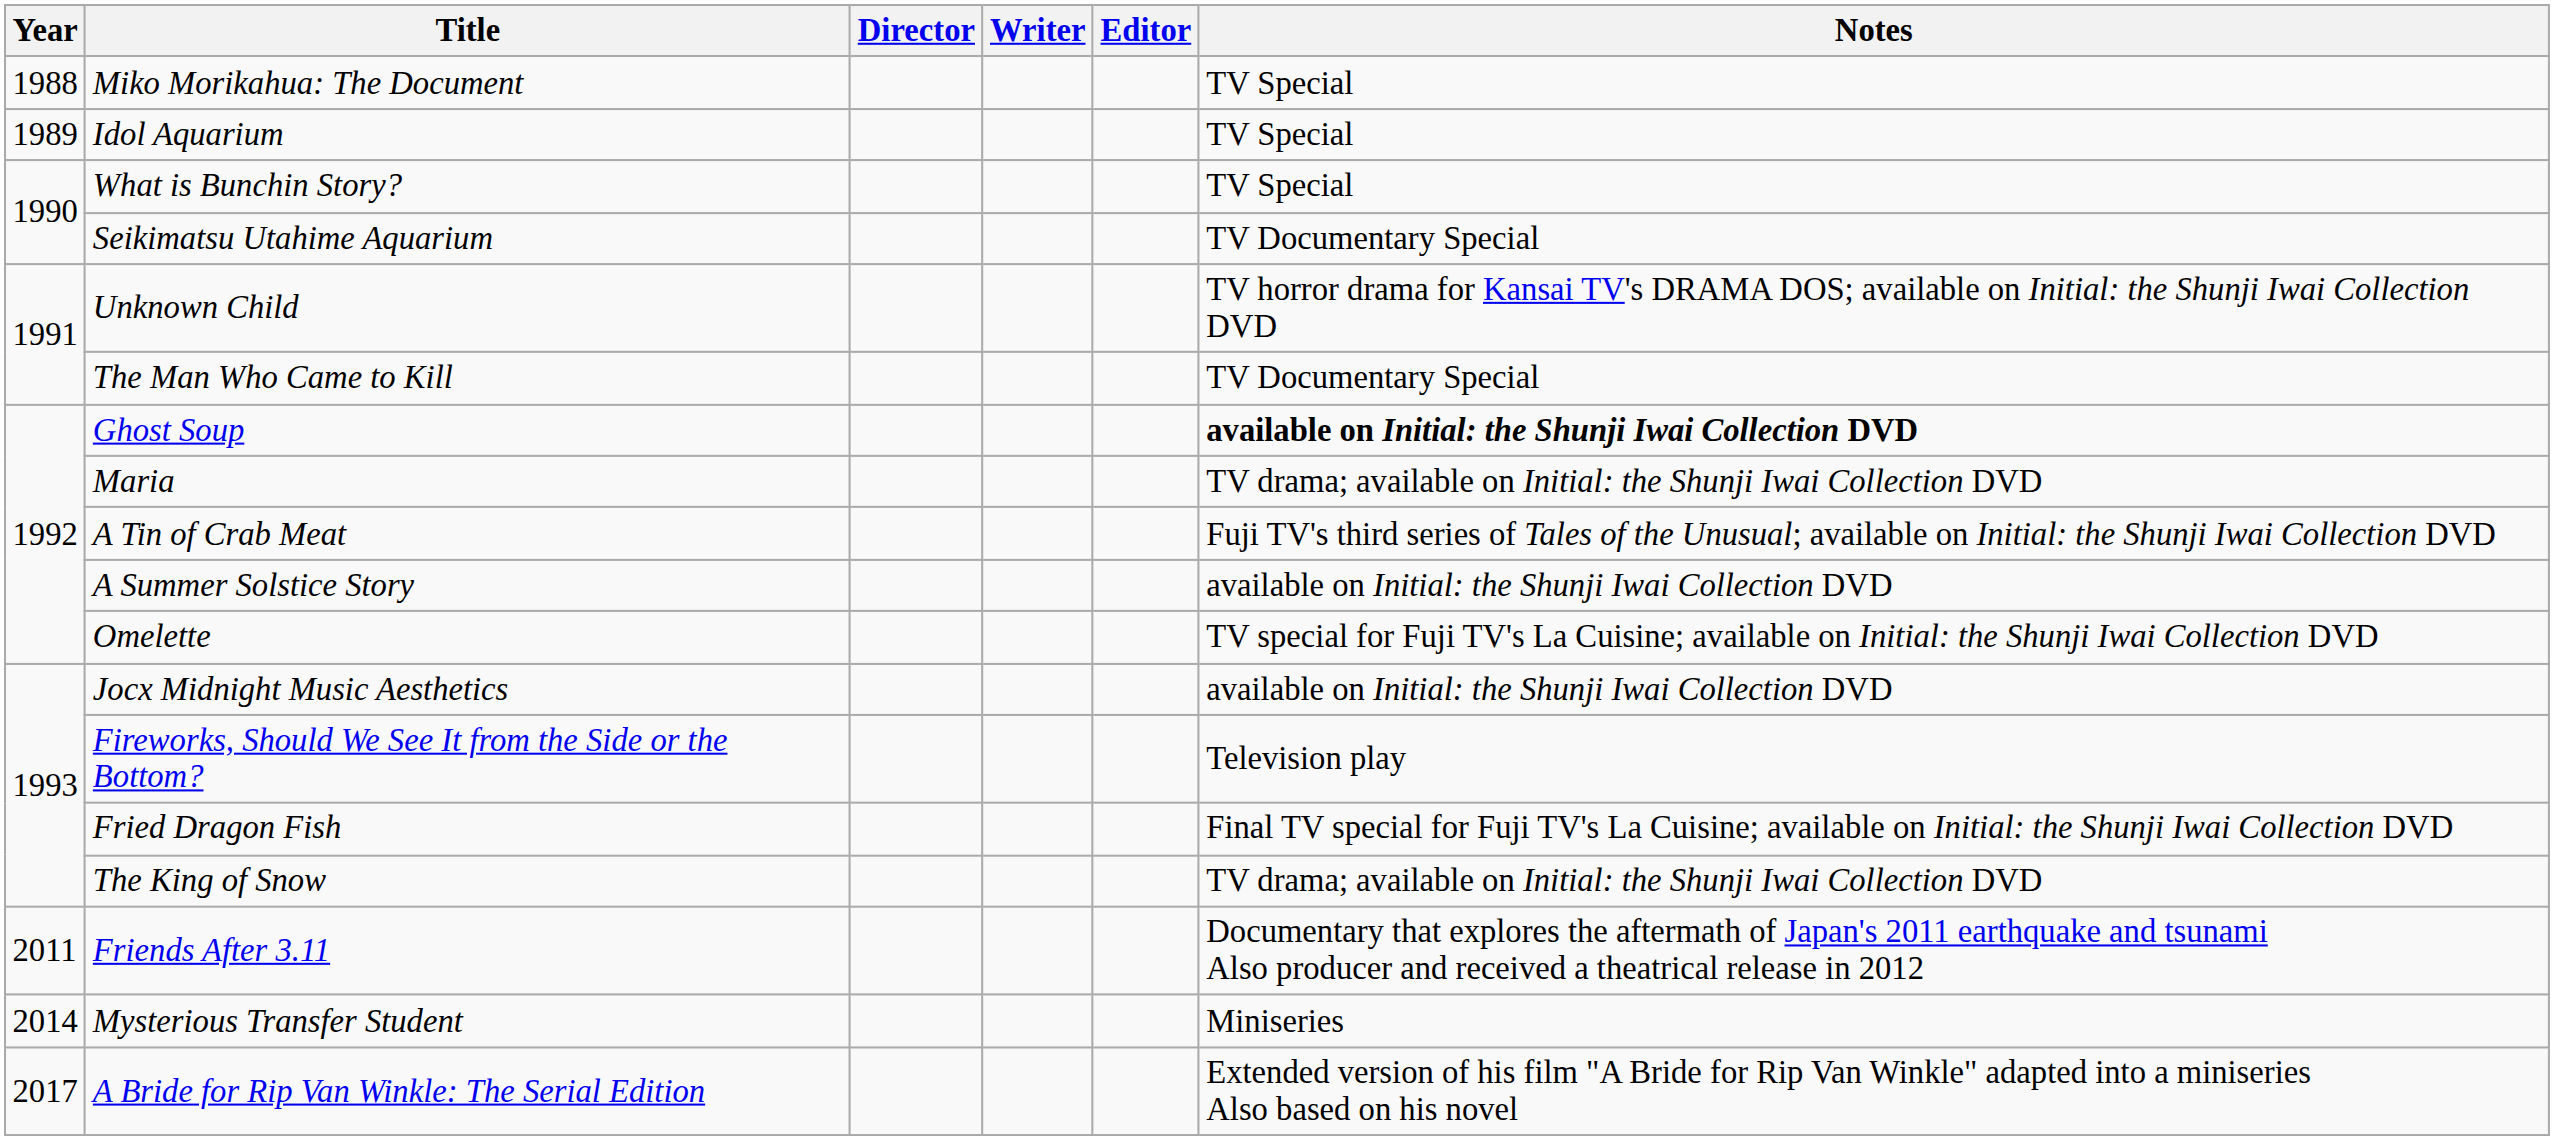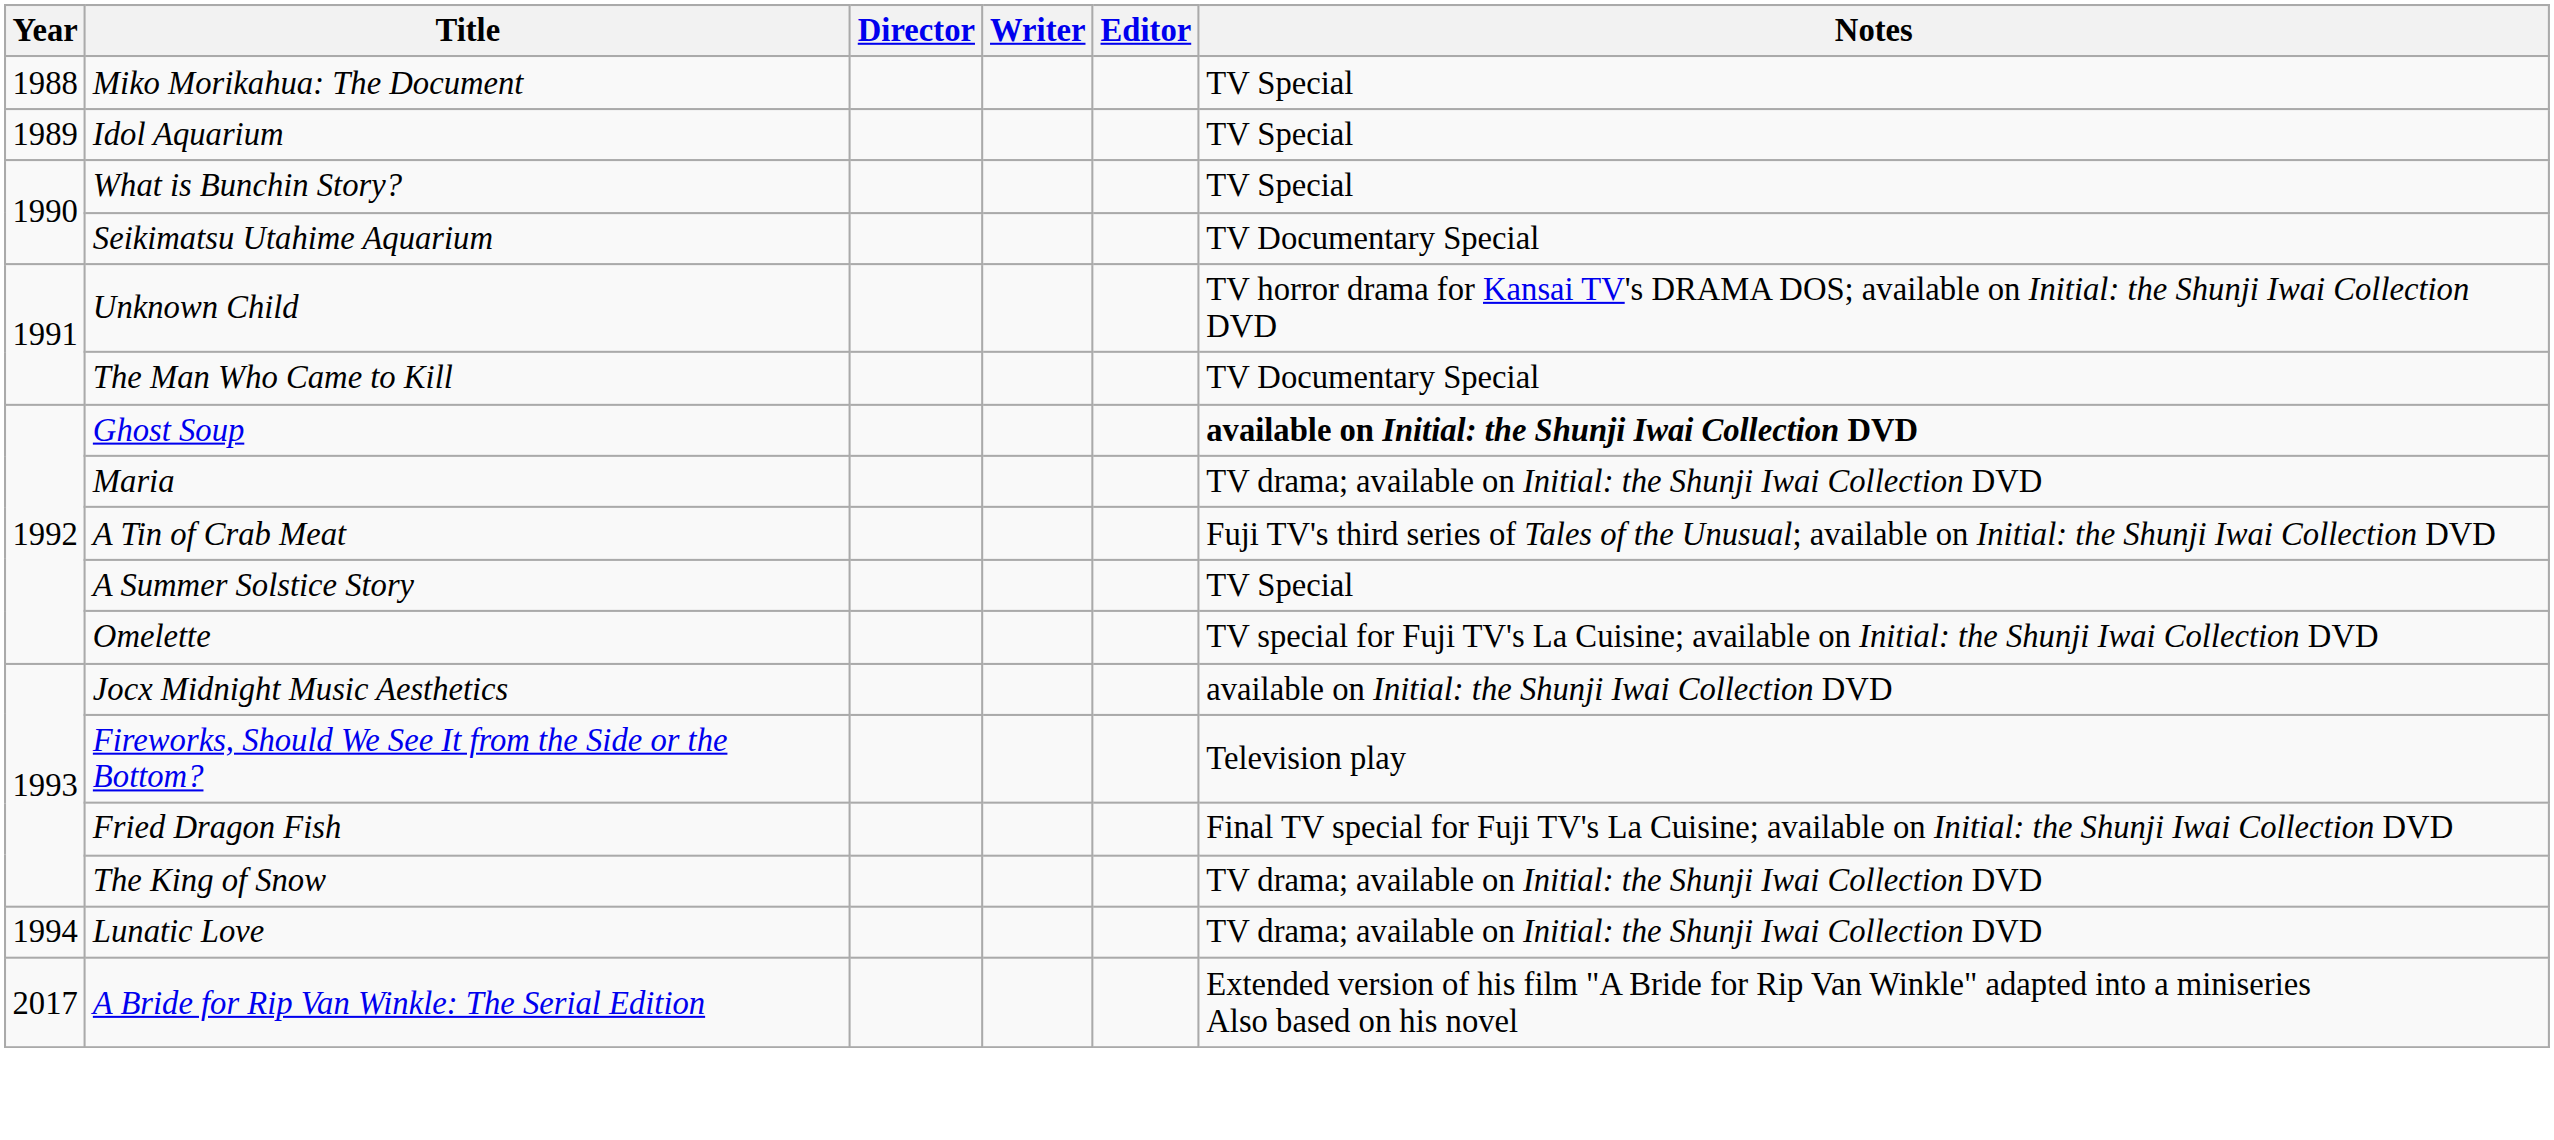(1549, 584) available on Initial: the Shunji Iwai Collection DVD -> (1280, 584) TV Special
+ row: (179, 932)
- row: (211, 950)
- row: (278, 1020)
